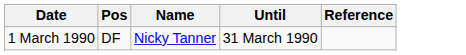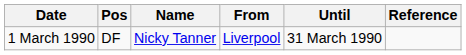+ column: (252, 15)
